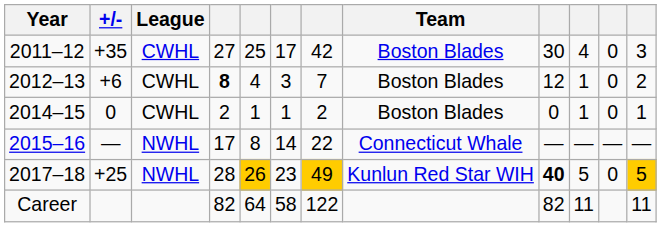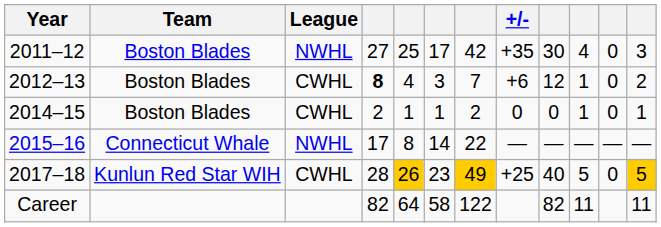columns swapped: (441, 19) <-> (111, 19)
(170, 50) CWHL -> (324, 50) NWHL
(170, 174) NWHL -> (324, 174) CWHL
(554, 174) bold -> (554, 174) normal
